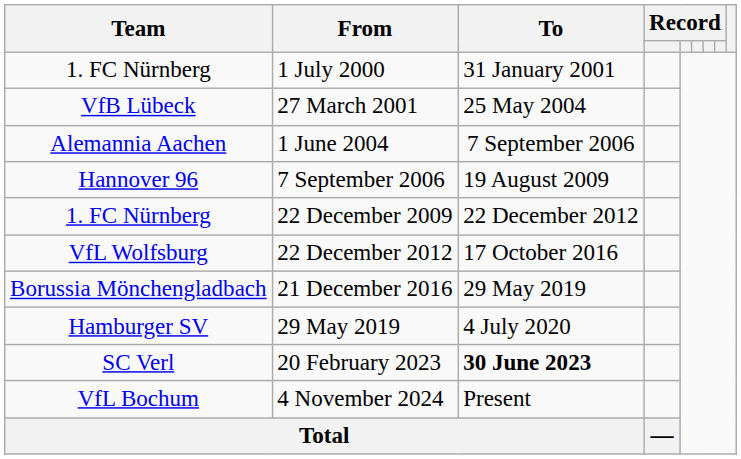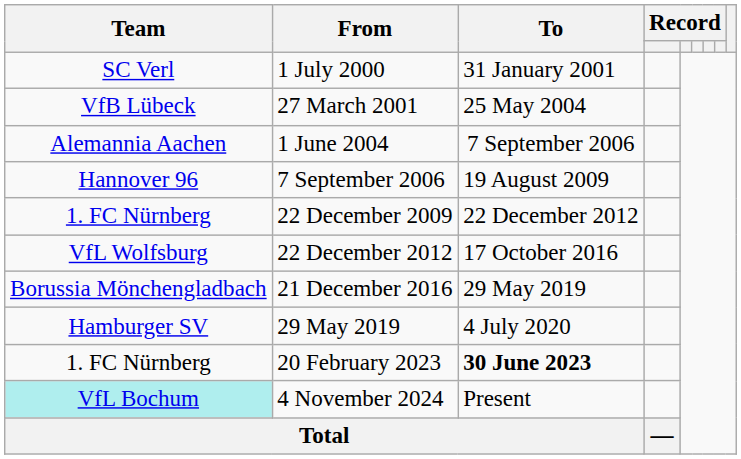(138, 69) 1. FC Nürnberg -> (138, 69) SC Verl
(138, 362) SC Verl -> (138, 362) 1. FC Nürnberg
(138, 398) no background -> (138, 398) paleturquoise background
